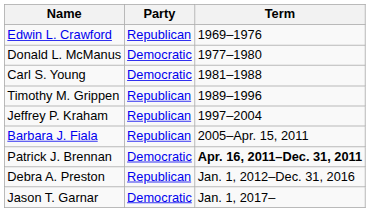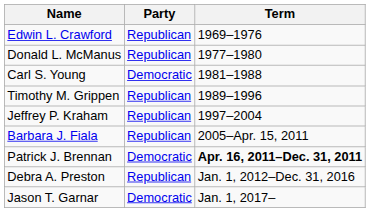(159, 55) Democratic -> (159, 55) Republican
